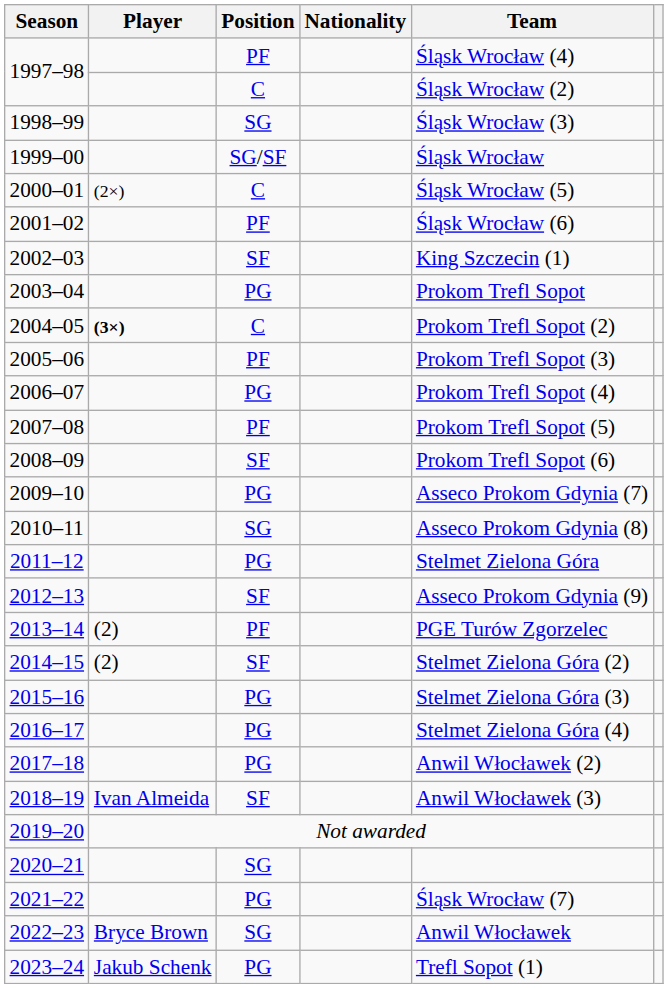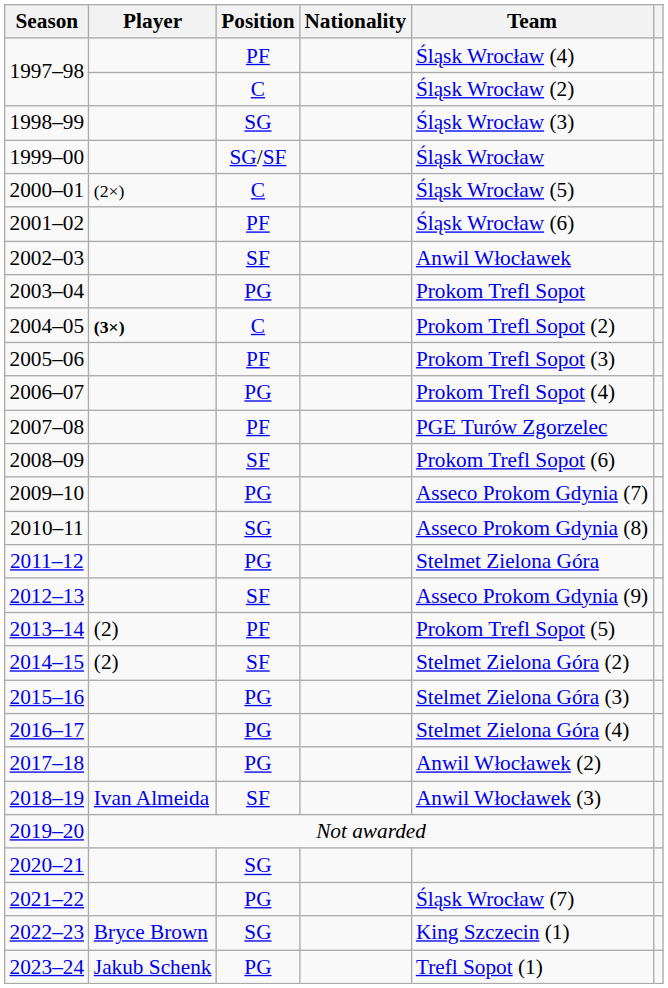(493, 257) King Szczecin (1) -> (493, 257) Anwil Włocławek
(516, 426) Prokom Trefl Sopot (5) -> (512, 426) PGE Turów Zgorzelec
(512, 628) PGE Turów Zgorzelec -> (516, 628) Prokom Trefl Sopot (5)
(493, 932) Anwil Włocławek -> (493, 932) King Szczecin (1)
